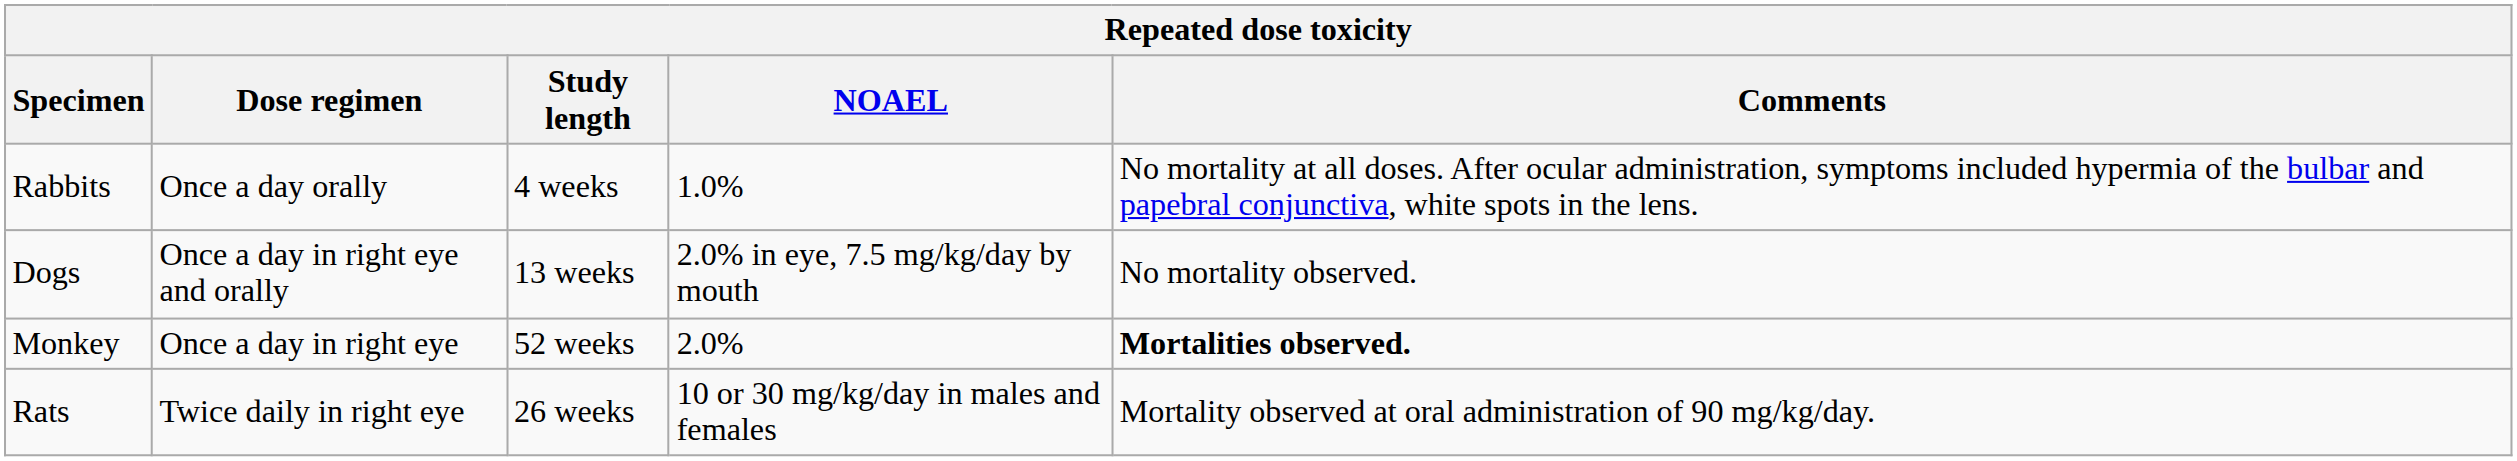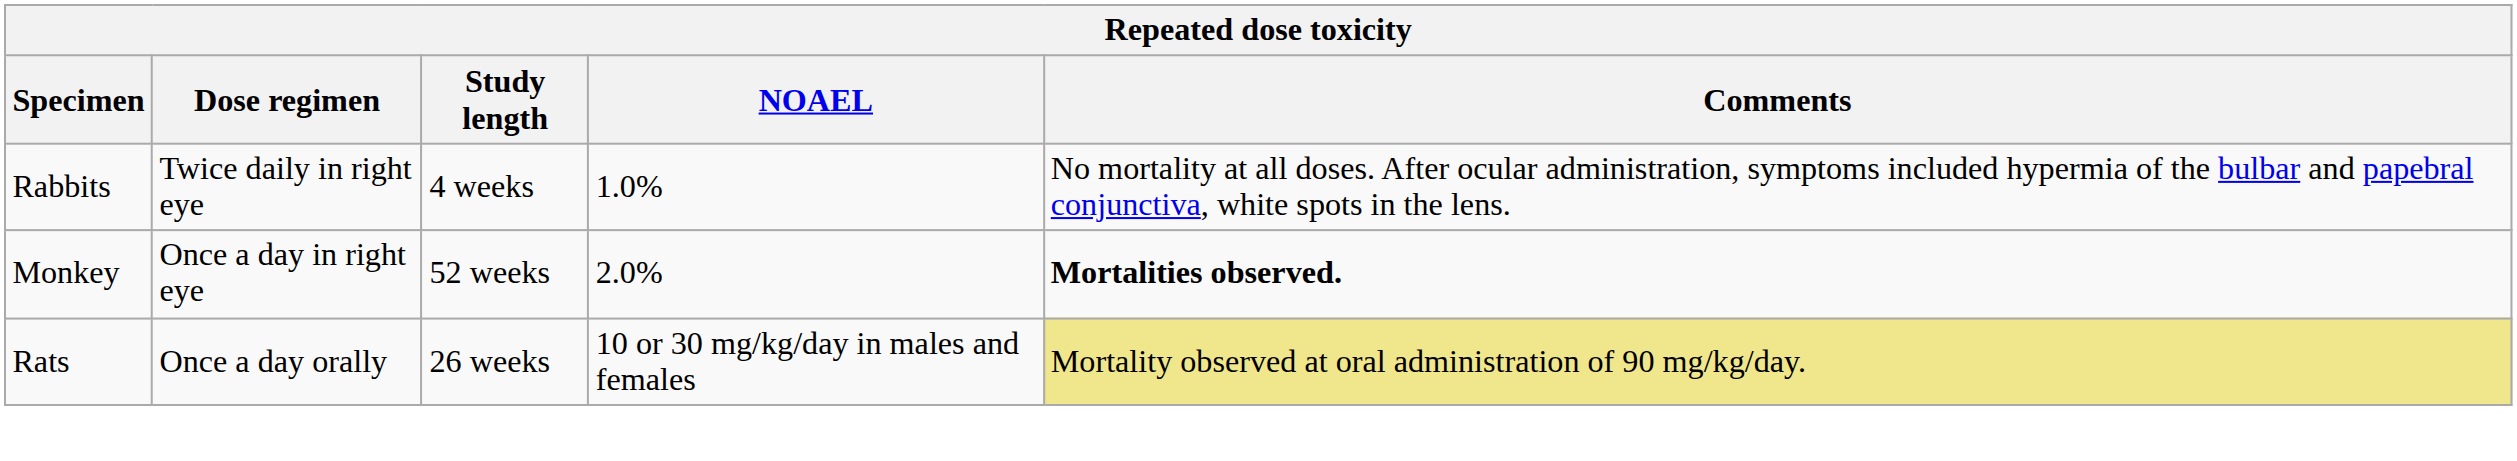(273, 186) Once a day orally -> (286, 186) Twice daily in right eye
- row: (46, 273)
(312, 411) Twice daily in right eye -> (273, 360) Once a day orally
(1497, 411) no background -> (1428, 360) khaki background
